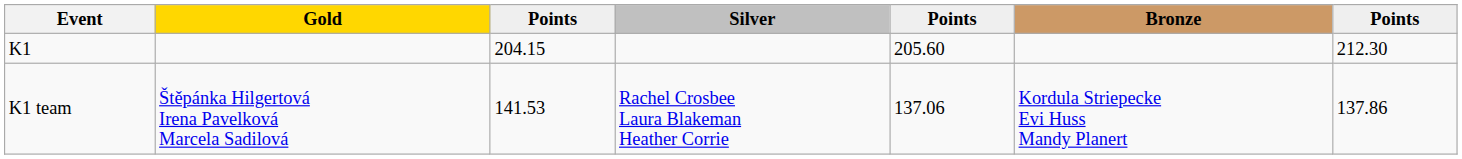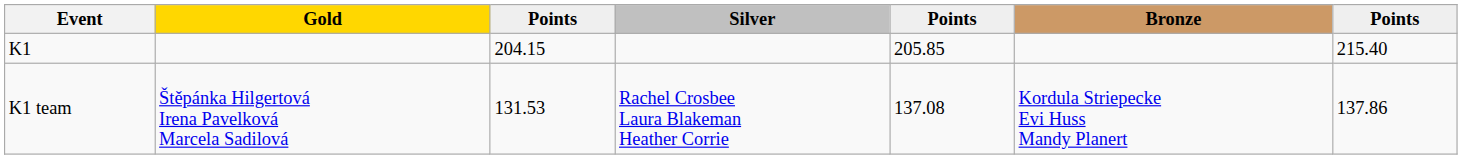(919, 48) 205.60 -> (919, 48) 205.85
(1362, 48) 212.30 -> (1362, 48) 215.40
(520, 108) 141.53 -> (520, 108) 131.53
(919, 108) 137.06 -> (919, 108) 137.08
